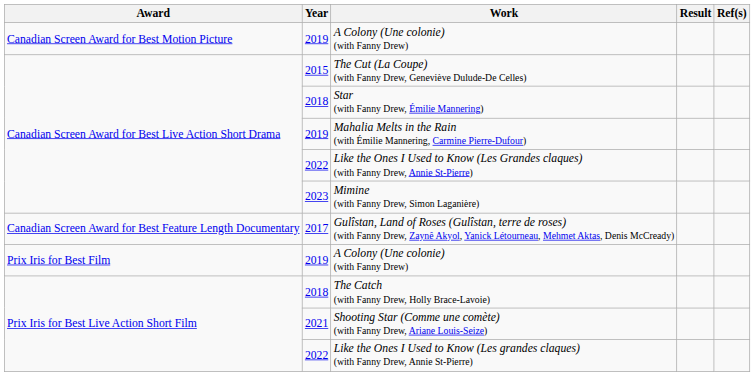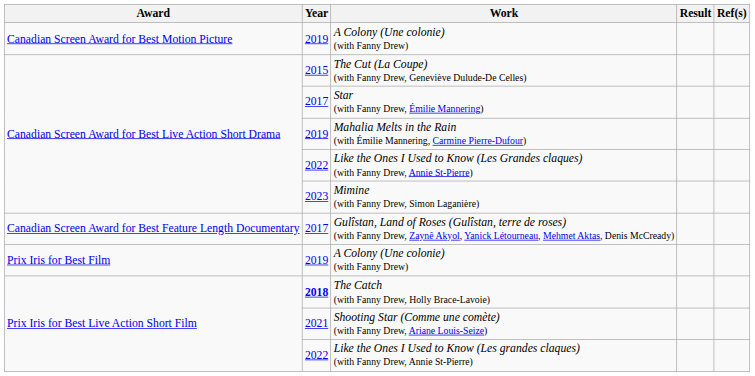(317, 102) 2018 -> (317, 102) 2017
(317, 292) normal -> (317, 292) bold
